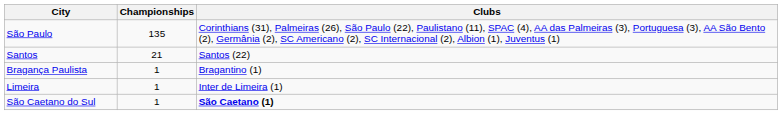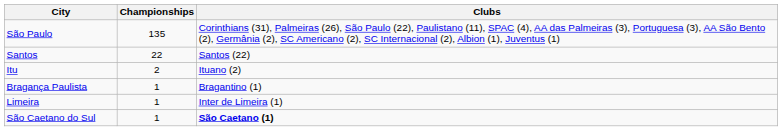(157, 54) 21 -> (157, 54) 22
+ row: (12, 70)
